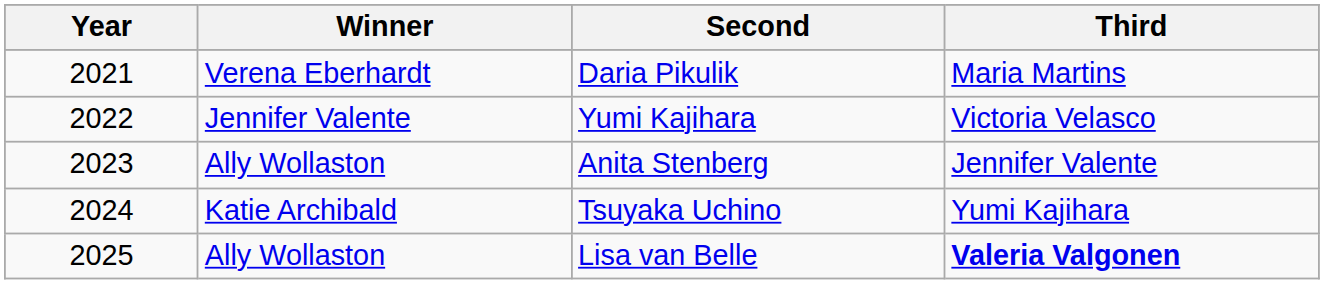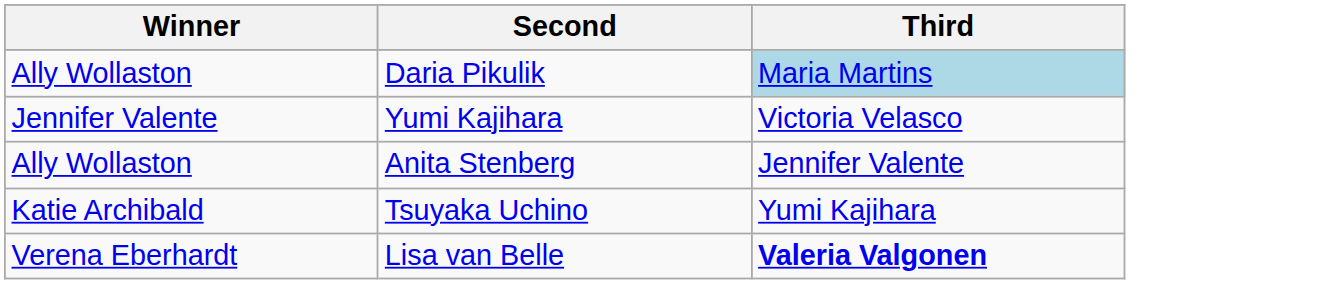- column: (102, 27)
(318, 73) Verena Eberhardt -> (102, 73) Ally Wollaston
(1039, 73) no background -> (845, 73) lightblue background
(295, 255) Ally Wollaston -> (124, 255) Verena Eberhardt
